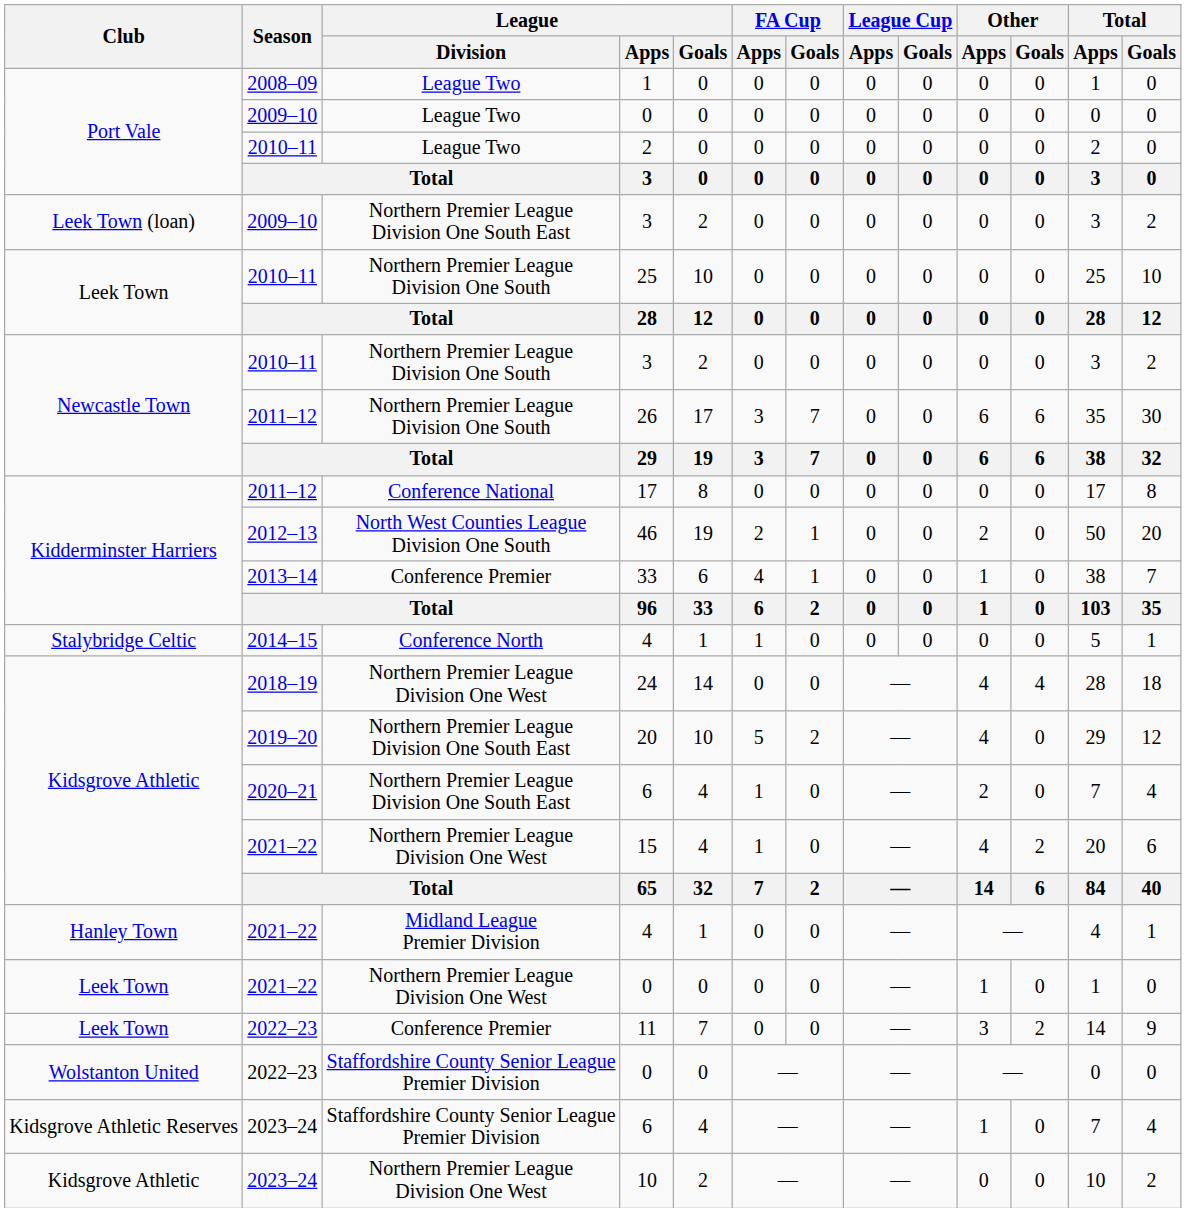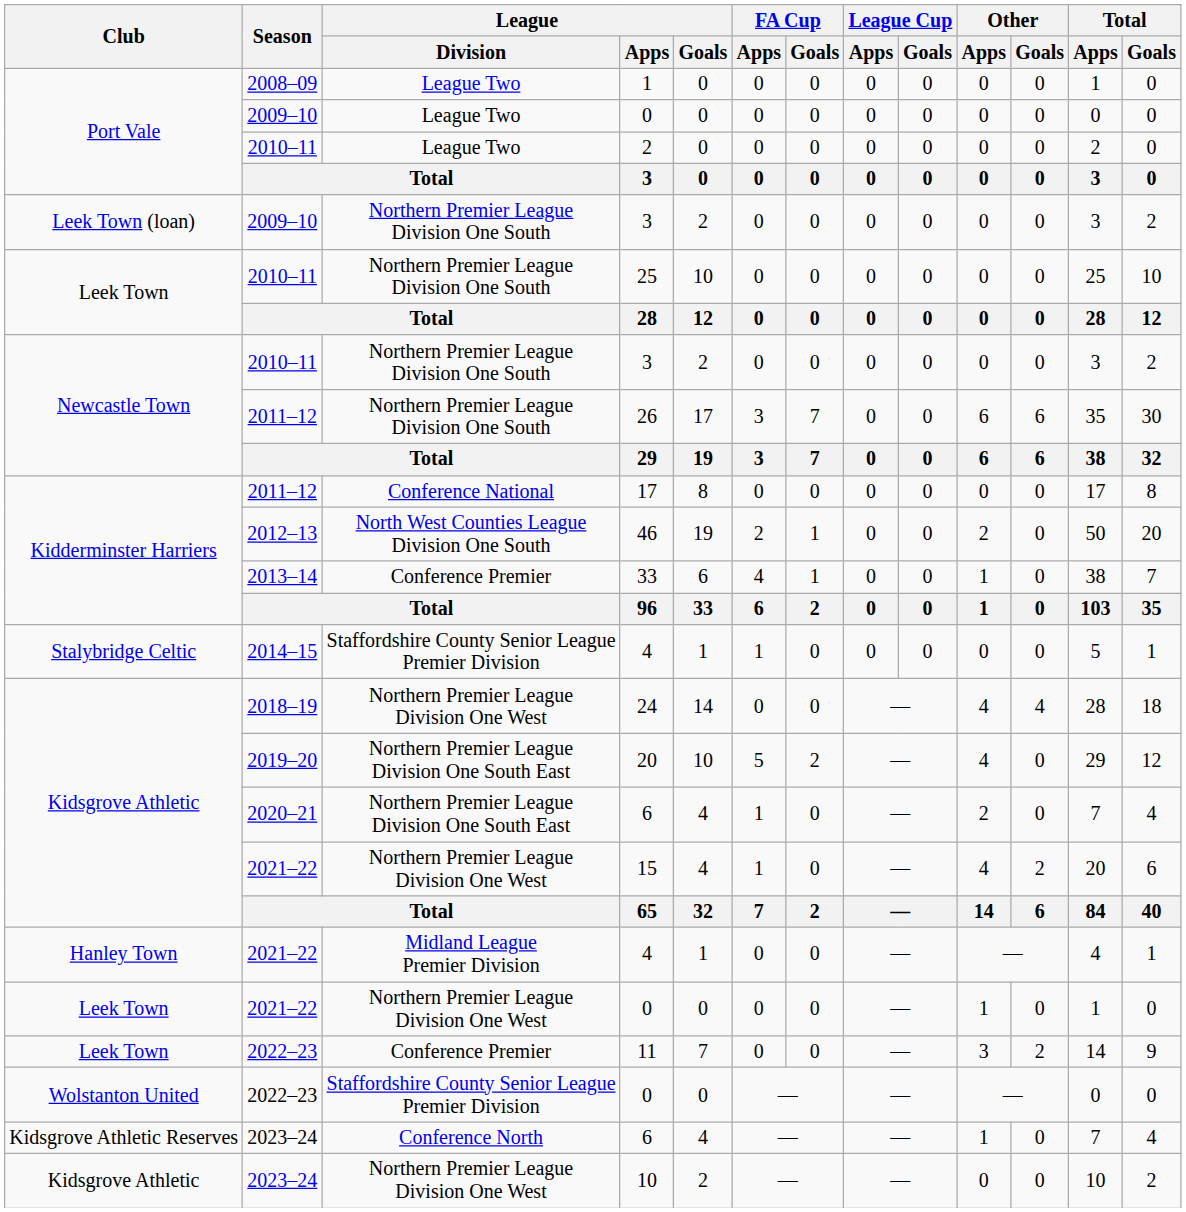(471, 221) Northern Premier League Division One South East -> (471, 221) Northern Premier League Division One South
(471, 640) Conference North -> (471, 651) Staffordshire County Senior League Premier Division
(471, 1126) Staffordshire County Senior League Premier Division -> (471, 1137) Conference North
